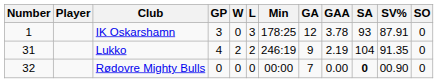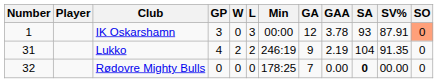(279, 31) 178:25 -> (279, 31) 00:00
(422, 31) no background -> (422, 31) lightsalmon background
(279, 68) 00:00 -> (279, 68) 178:25
(394, 68) 00.90 -> (394, 68) 00.00
